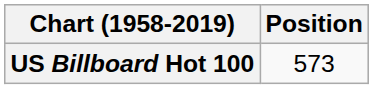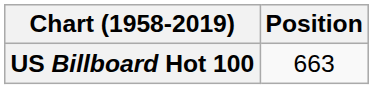(314, 63) 573 -> (314, 63) 663
